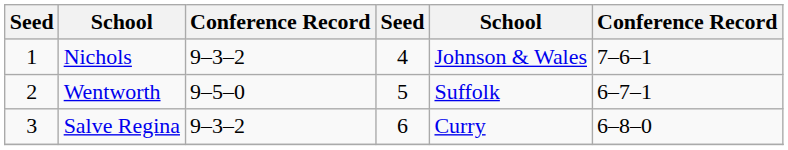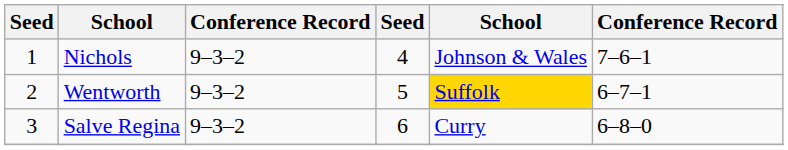(217, 91) 9–5–0 -> (217, 91) 9–3–2
(467, 91) no background -> (467, 91) gold background
